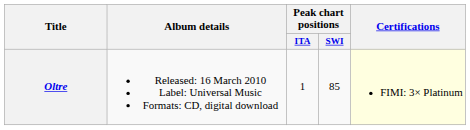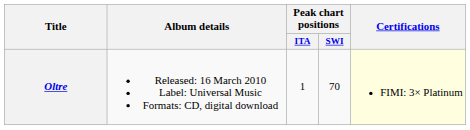(335, 87) 85 -> (335, 87) 70
